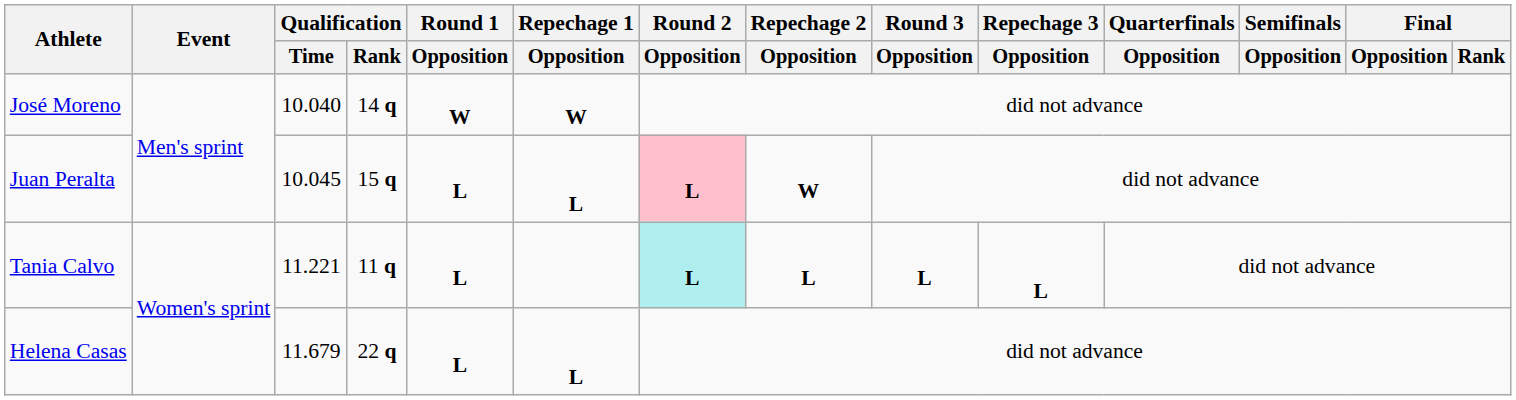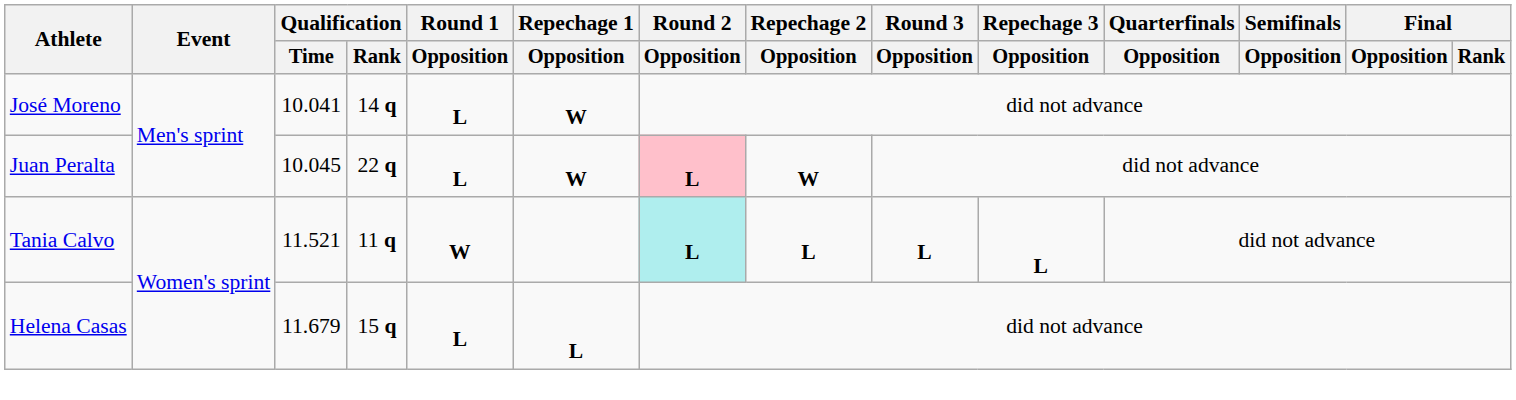(311, 104) 10.040 -> (311, 104) 10.041
(460, 117) W -> (460, 117) L
(377, 178) 15 q -> (377, 165) 22 q
(576, 204) L -> (576, 178) W
(311, 265) 11.221 -> (311, 239) 11.521
(460, 278) L -> (460, 252) W
(377, 351) 22 q -> (377, 326) 15 q
